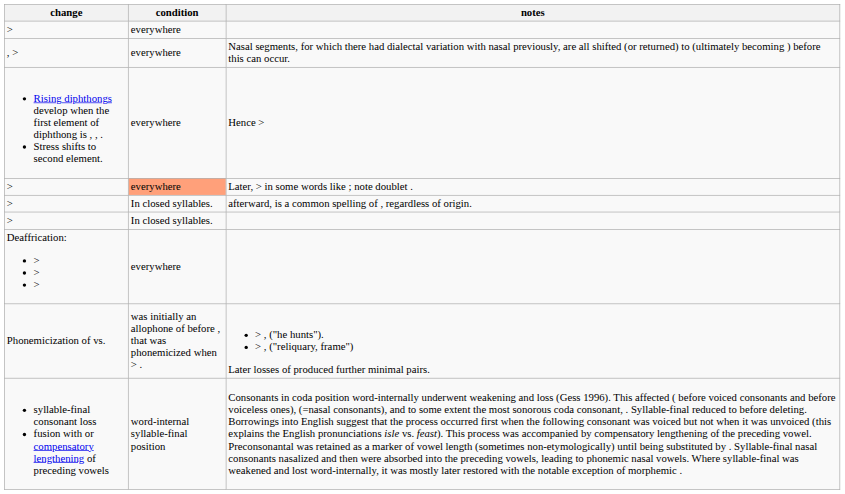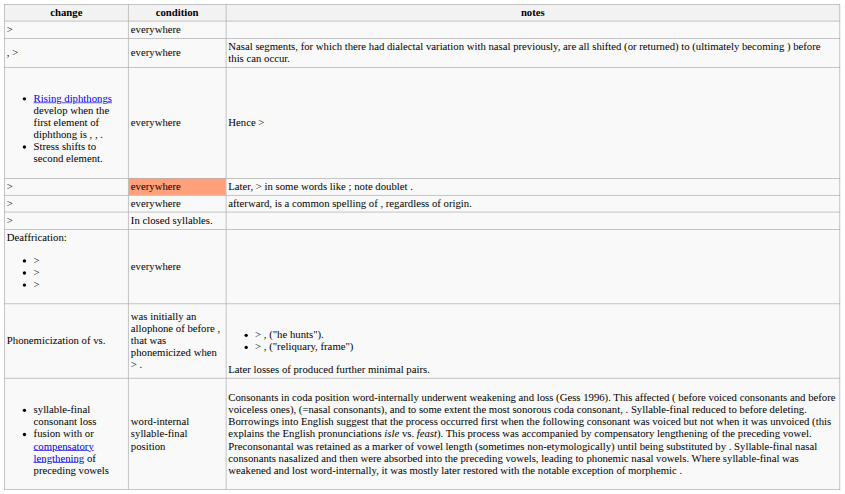(172, 203) In closed syllables. -> (156, 203) everywhere
